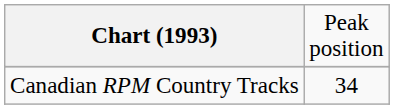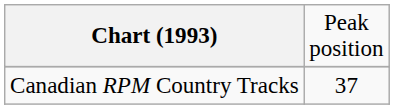(346, 85) 34 -> (346, 85) 37
